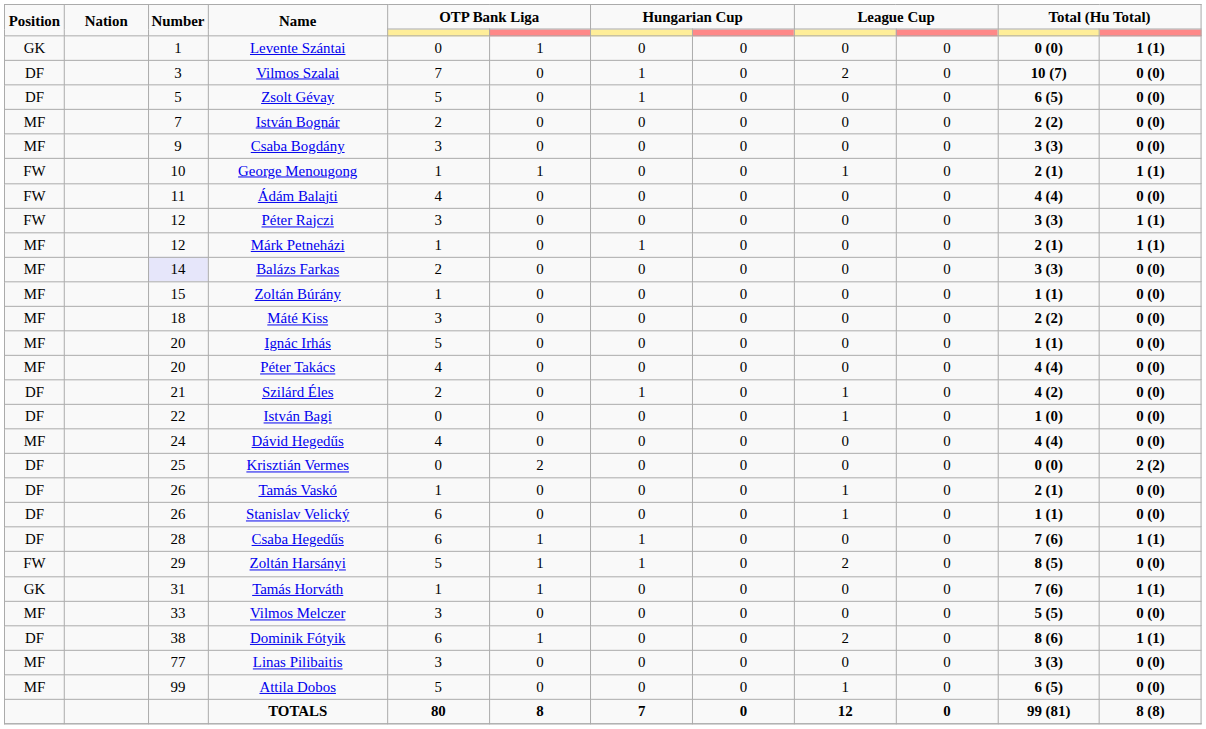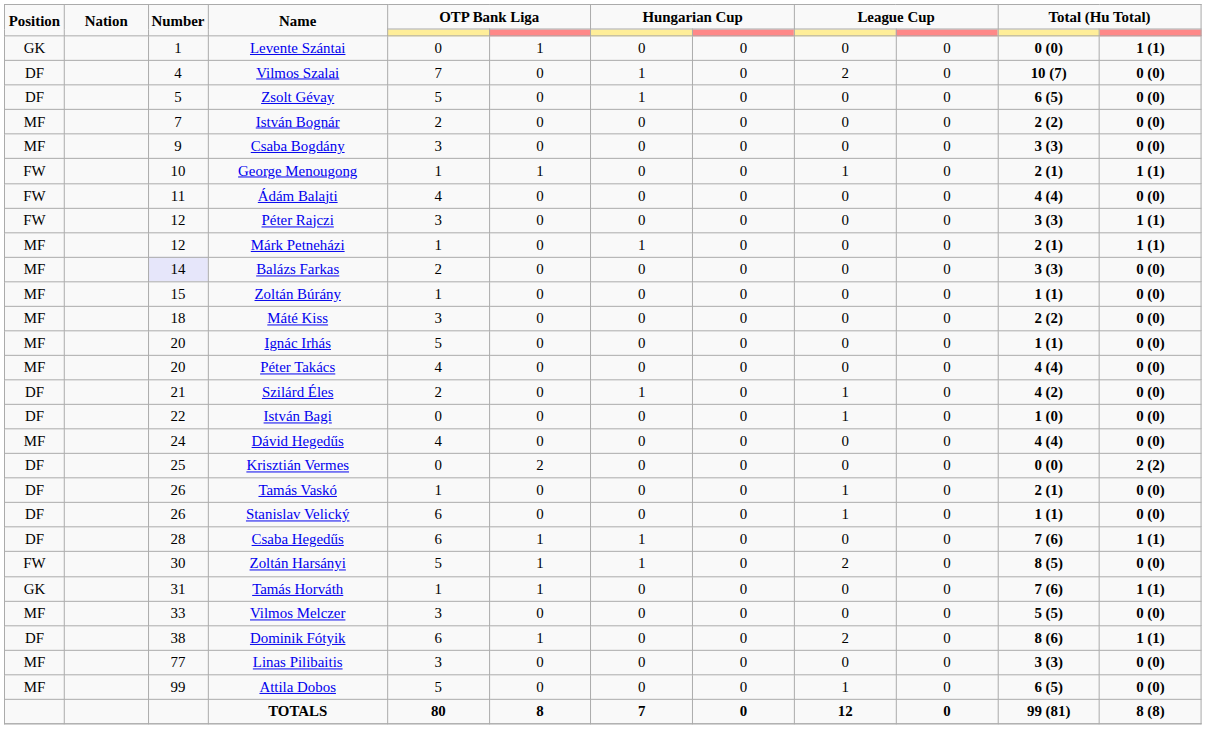(178, 73) 3 -> (178, 73) 4
(178, 564) 29 -> (178, 564) 30
